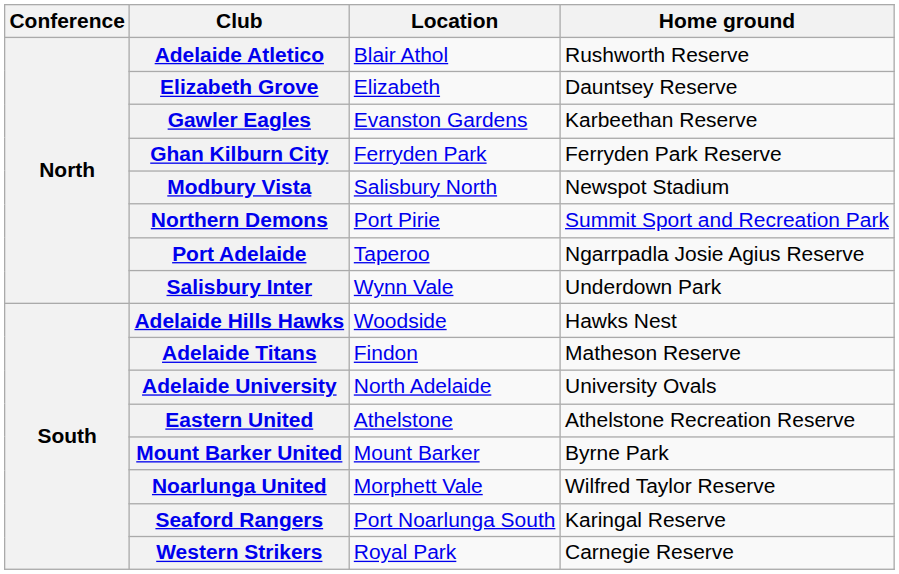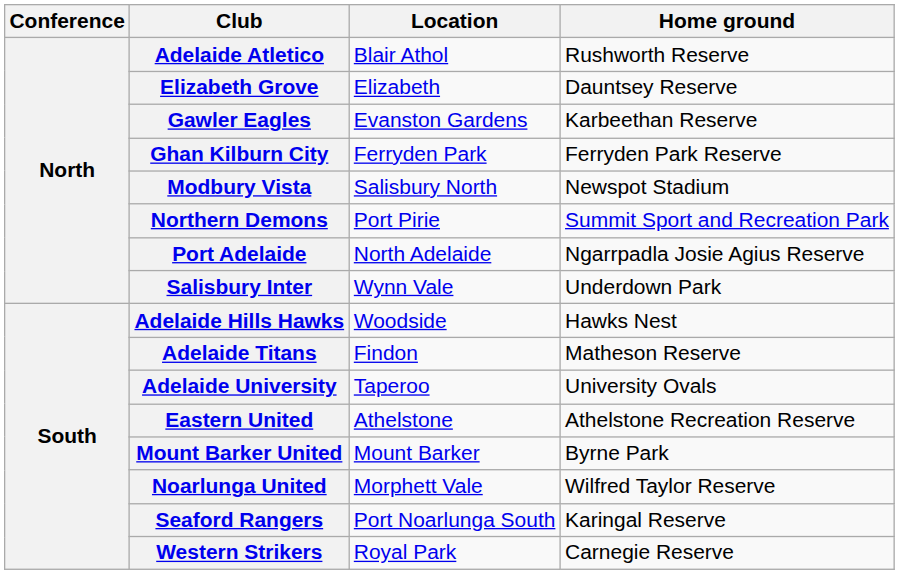(392, 253) Taperoo -> (423, 253) North Adelaide
(423, 386) North Adelaide -> (392, 386) Taperoo
